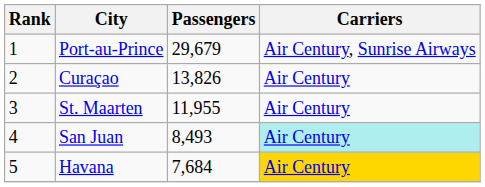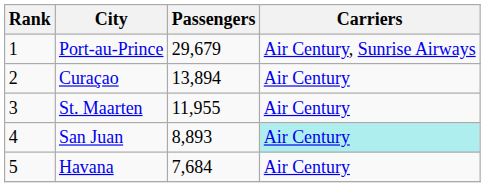(196, 78) 13,826 -> (196, 78) 13,894
(192, 137) 8,493 -> (192, 137) 8,893
(307, 167) gold background -> (307, 167) no background
